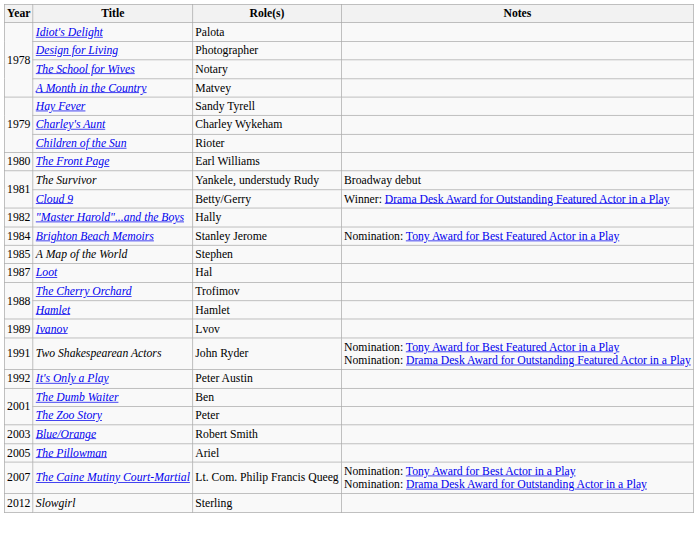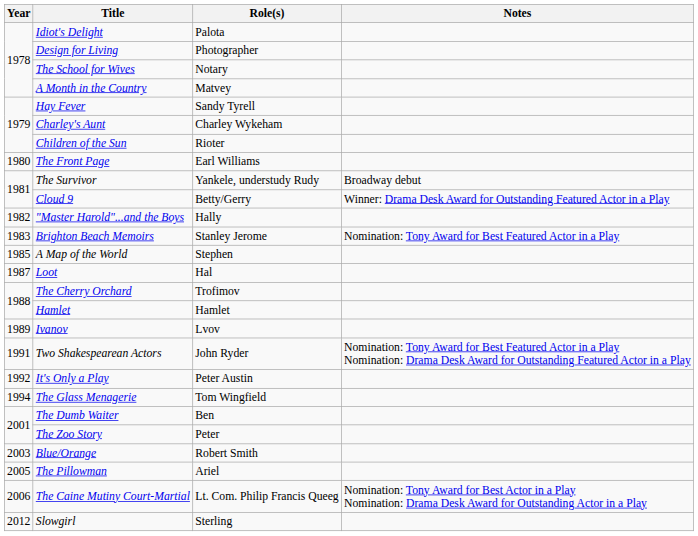(19, 236) 1984 -> (19, 236) 1983
+ row: (86, 397)
(19, 478) 2007 -> (19, 496) 2006
